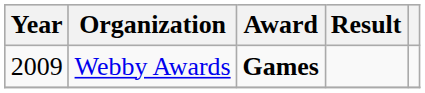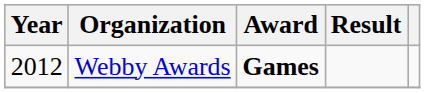(37, 66) 2009 -> (37, 66) 2012
